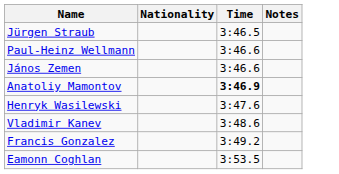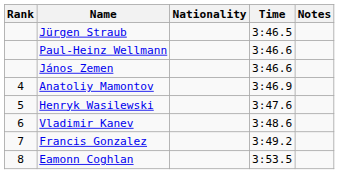+ column: (21, 14)
(240, 86) bold -> (272, 86) normal
